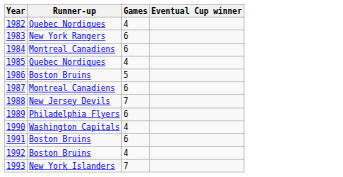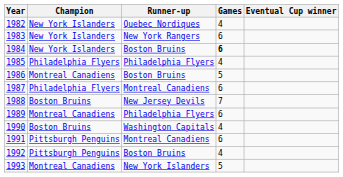+ column: (74, 11)
(72, 50) Montreal Canadiens -> (155, 50) Boston Bruins
(126, 50) normal -> (220, 50) bold
(67, 62) Quebec Nordiques -> (169, 62) Philadelphia Flyers
(60, 140) Boston Bruins -> (167, 140) Montreal Canadiens
(126, 166) 7 -> (220, 166) 5
